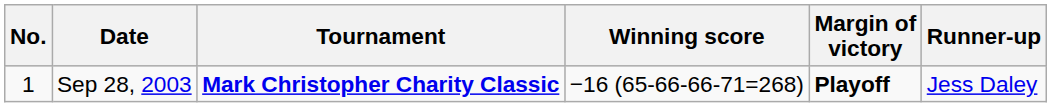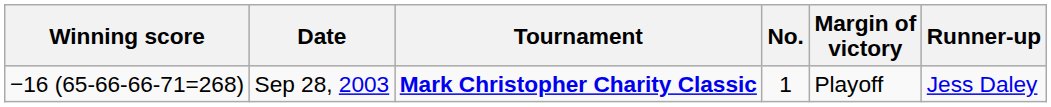columns swapped: (28, 36) <-> (687, 36)
(852, 84) bold -> (849, 84) normal
